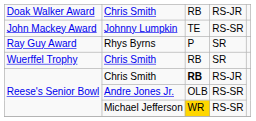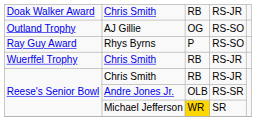- row: (52, 28)
+ row: (41, 28)
(219, 44) SR -> (228, 44) RS-SO
(219, 60) SR -> (227, 60) RS-JR
(195, 76) bold -> (194, 76) normal
(228, 108) RS-SR -> (219, 108) SR
